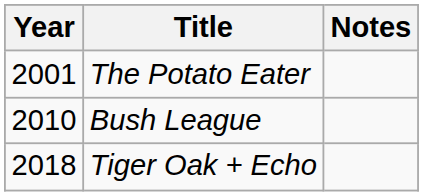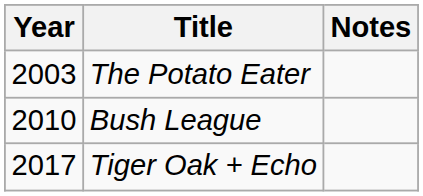(44, 73) 2001 -> (44, 73) 2003
(44, 166) 2018 -> (44, 166) 2017
